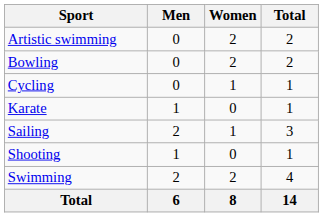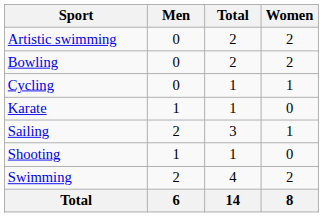columns swapped: (233, 16) <-> (290, 16)
